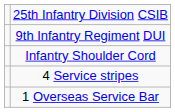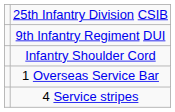rows swapped: (91, 96) <-> (91, 76)
